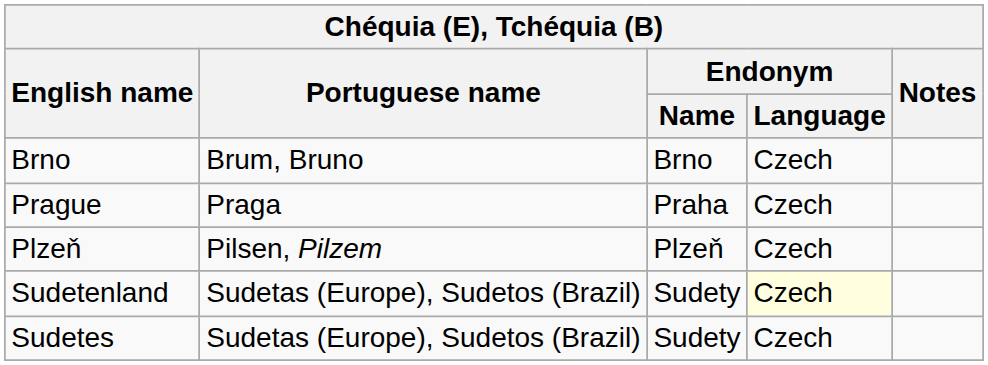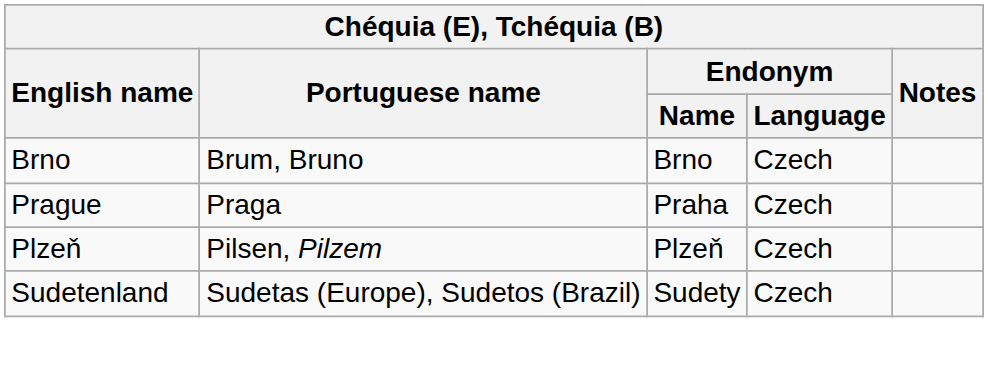(793, 293) lightyellow background -> (793, 293) no background
- row: (63, 337)
